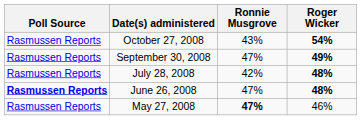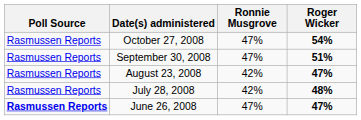(252, 40) 43% -> (252, 40) 47%
(322, 57) 49% -> (322, 57) 51%
+ row: (164, 73)
(322, 90) 48% -> (322, 106) 47%
- row: (164, 106)
